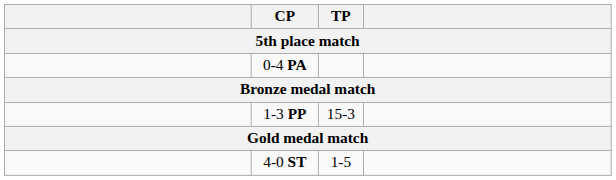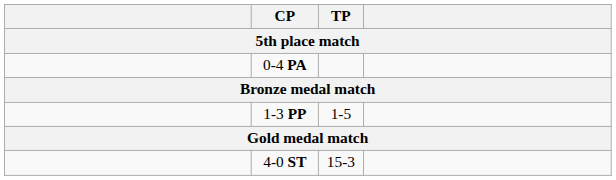(341, 114) 15-3 -> (341, 114) 1-5
(341, 162) 1-5 -> (341, 162) 15-3
